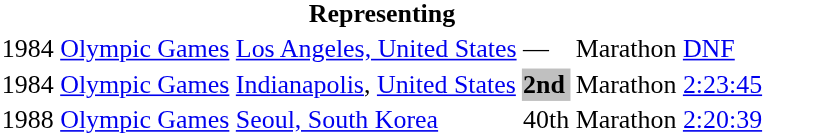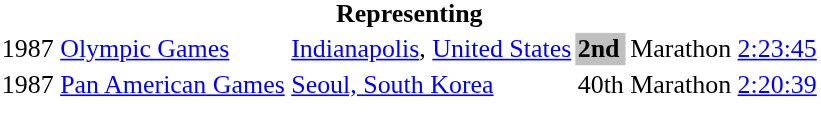- row: (376, 48)
(28, 84) 1984 -> (28, 48) 1987
(28, 120) 1988 -> (28, 84) 1987
(145, 120) Olympic Games -> (172, 84) Pan American Games
